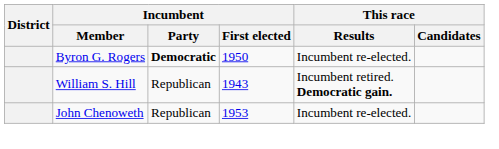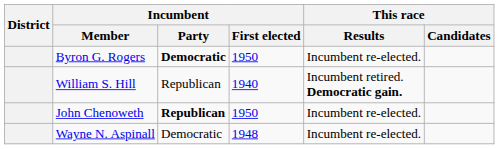(235, 84) 1943 -> (245, 84) 1940
(181, 112) normal -> (193, 112) bold
(235, 112) 1953 -> (245, 112) 1950
+ row: (105, 133)
